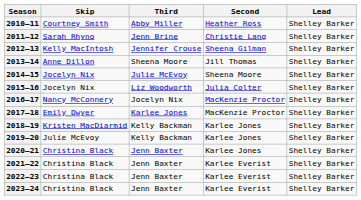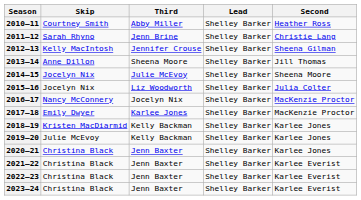columns swapped: (245, 11) <-> (322, 11)
